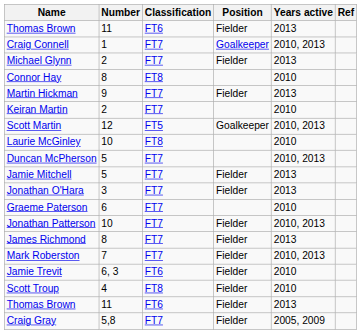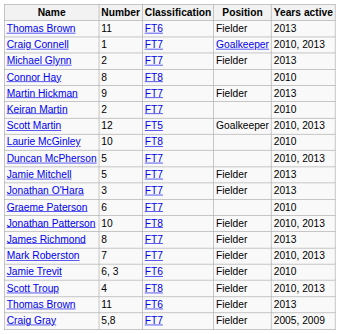- column: (346, 12)
(154, 223) FT7 -> (154, 223) FT8
(285, 288) 2010 -> (299, 288) 2010, 2013
